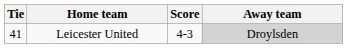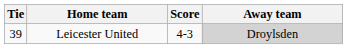(16, 33) 41 -> (16, 33) 39
